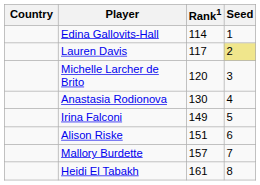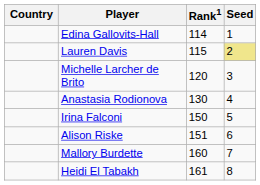(198, 51) 117 -> (198, 51) 115
(198, 117) 149 -> (198, 117) 150
(198, 153) 157 -> (198, 153) 160
